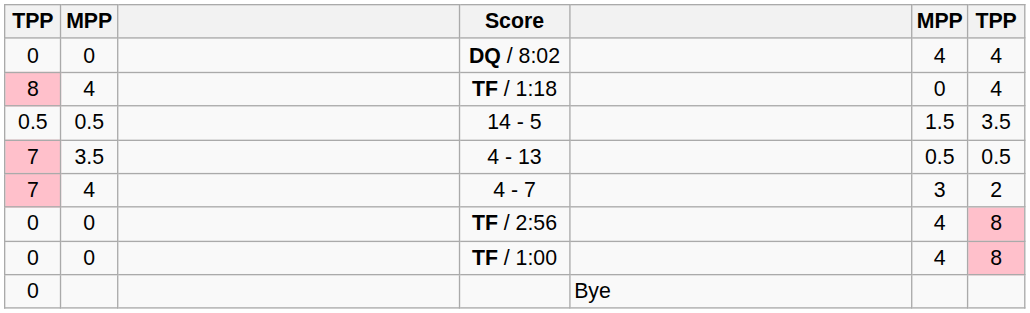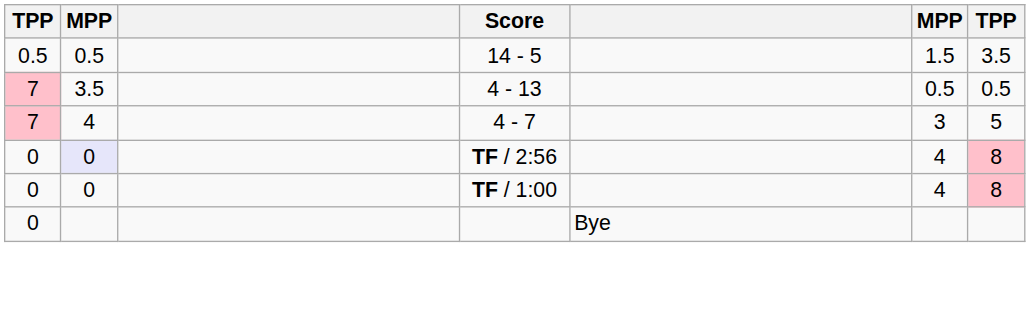- row: (514, 55)
- row: (514, 88)
(996, 190) 2 -> (996, 122) 5
(89, 223) no background -> (89, 156) lavender background
